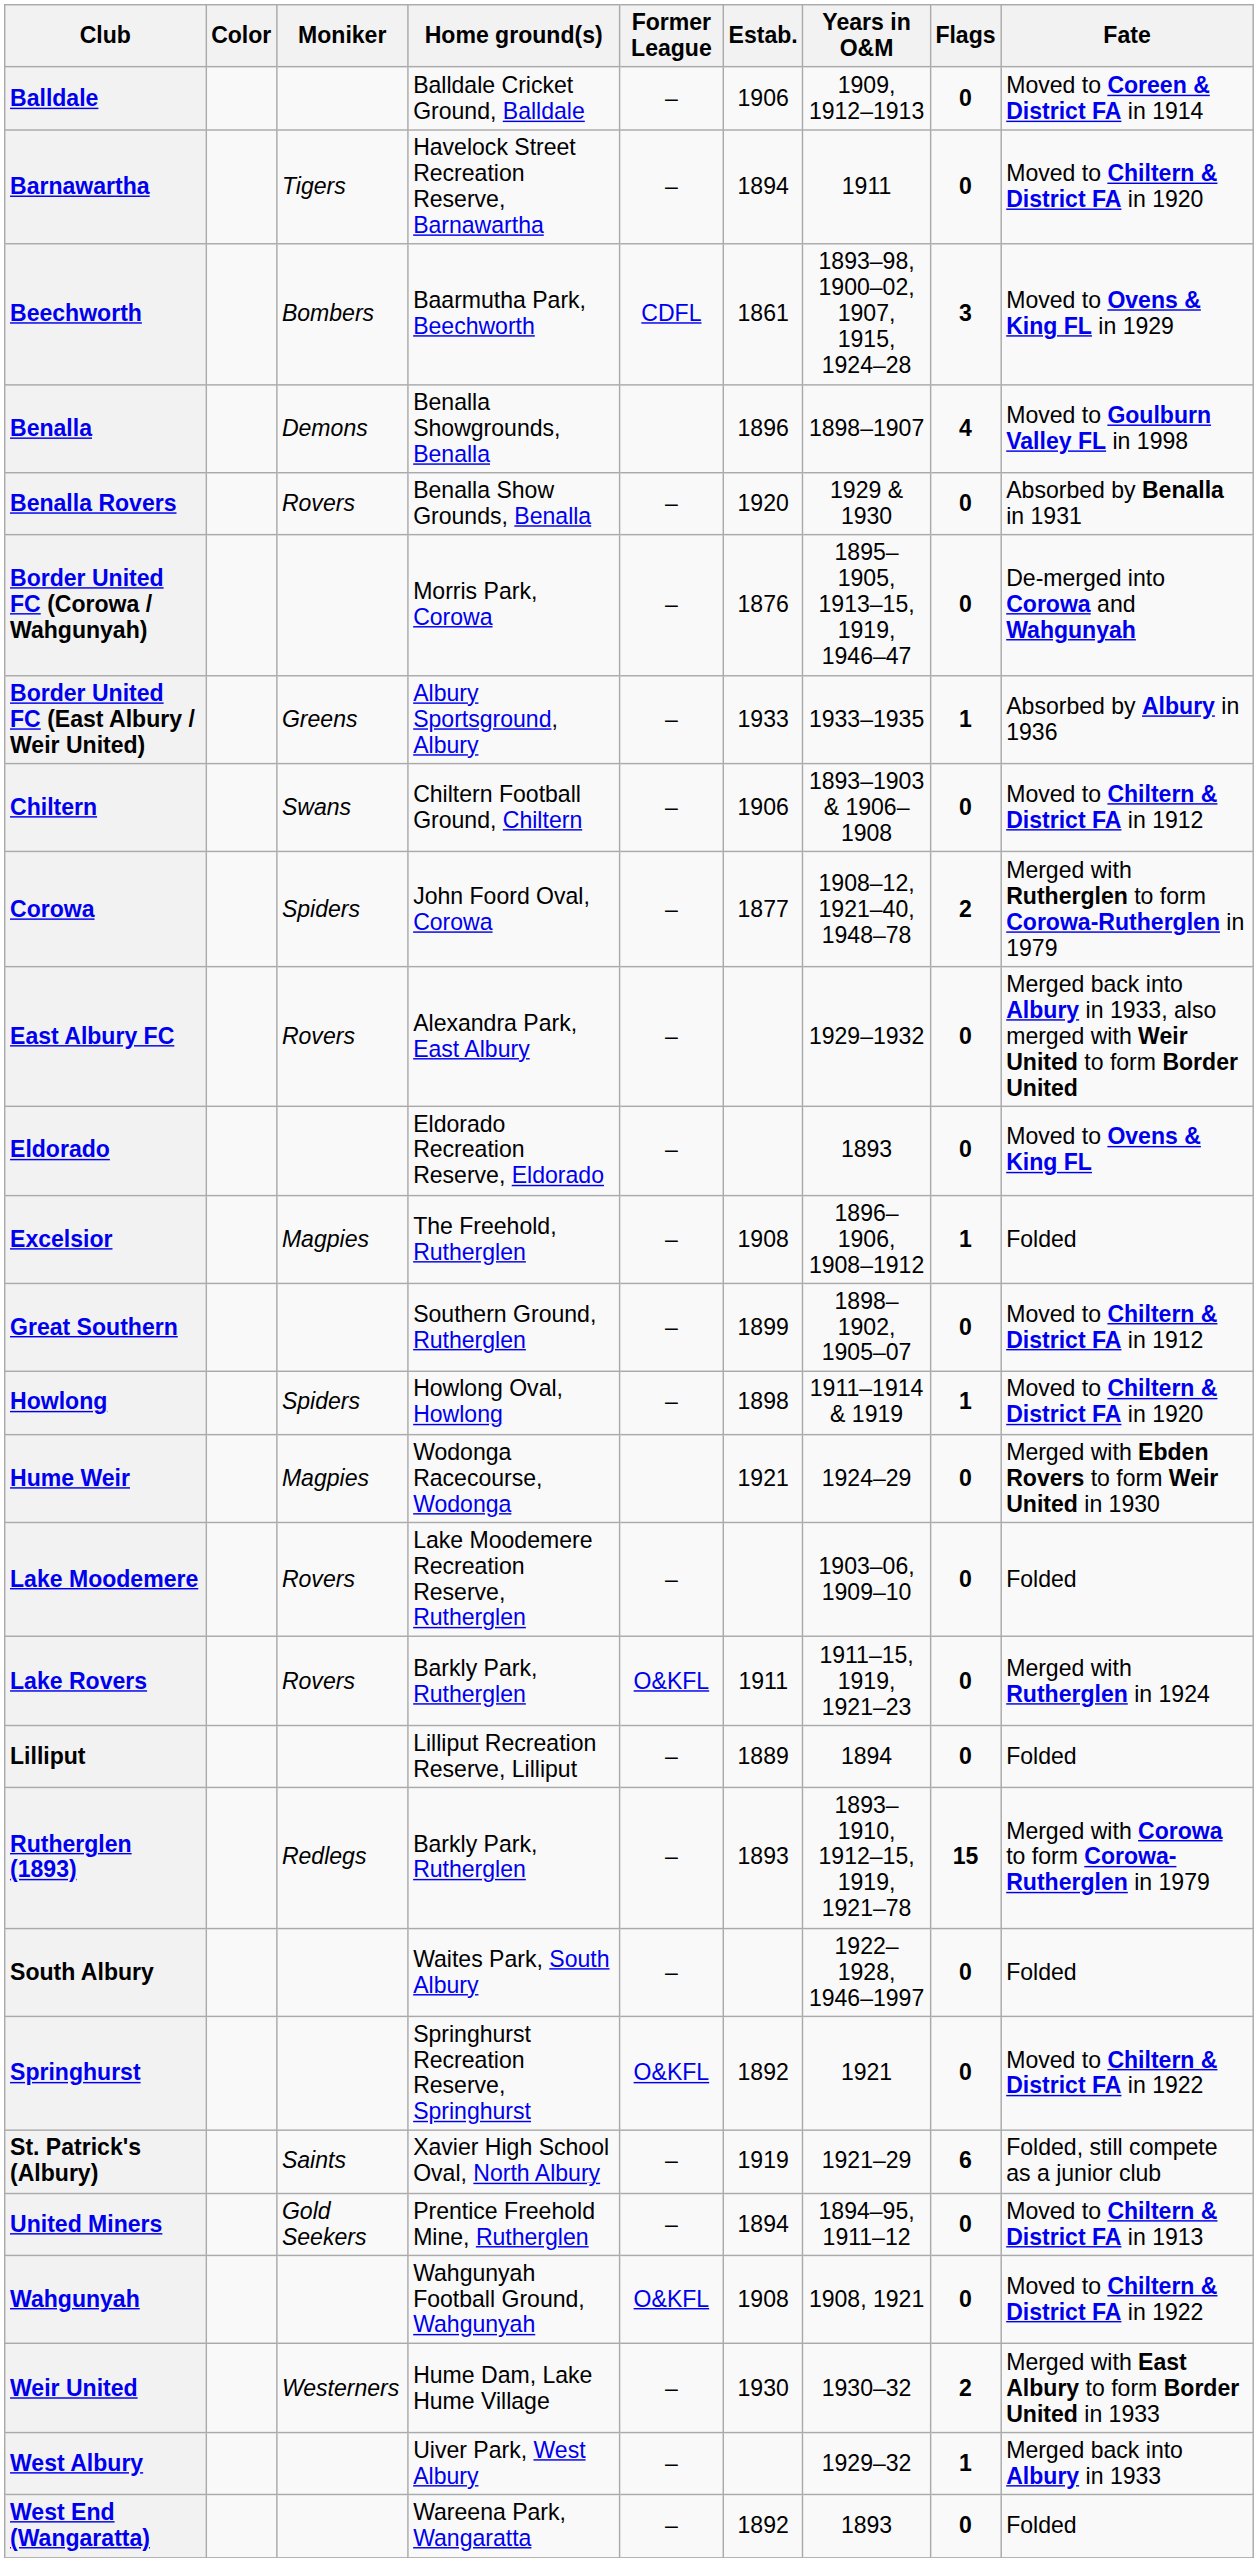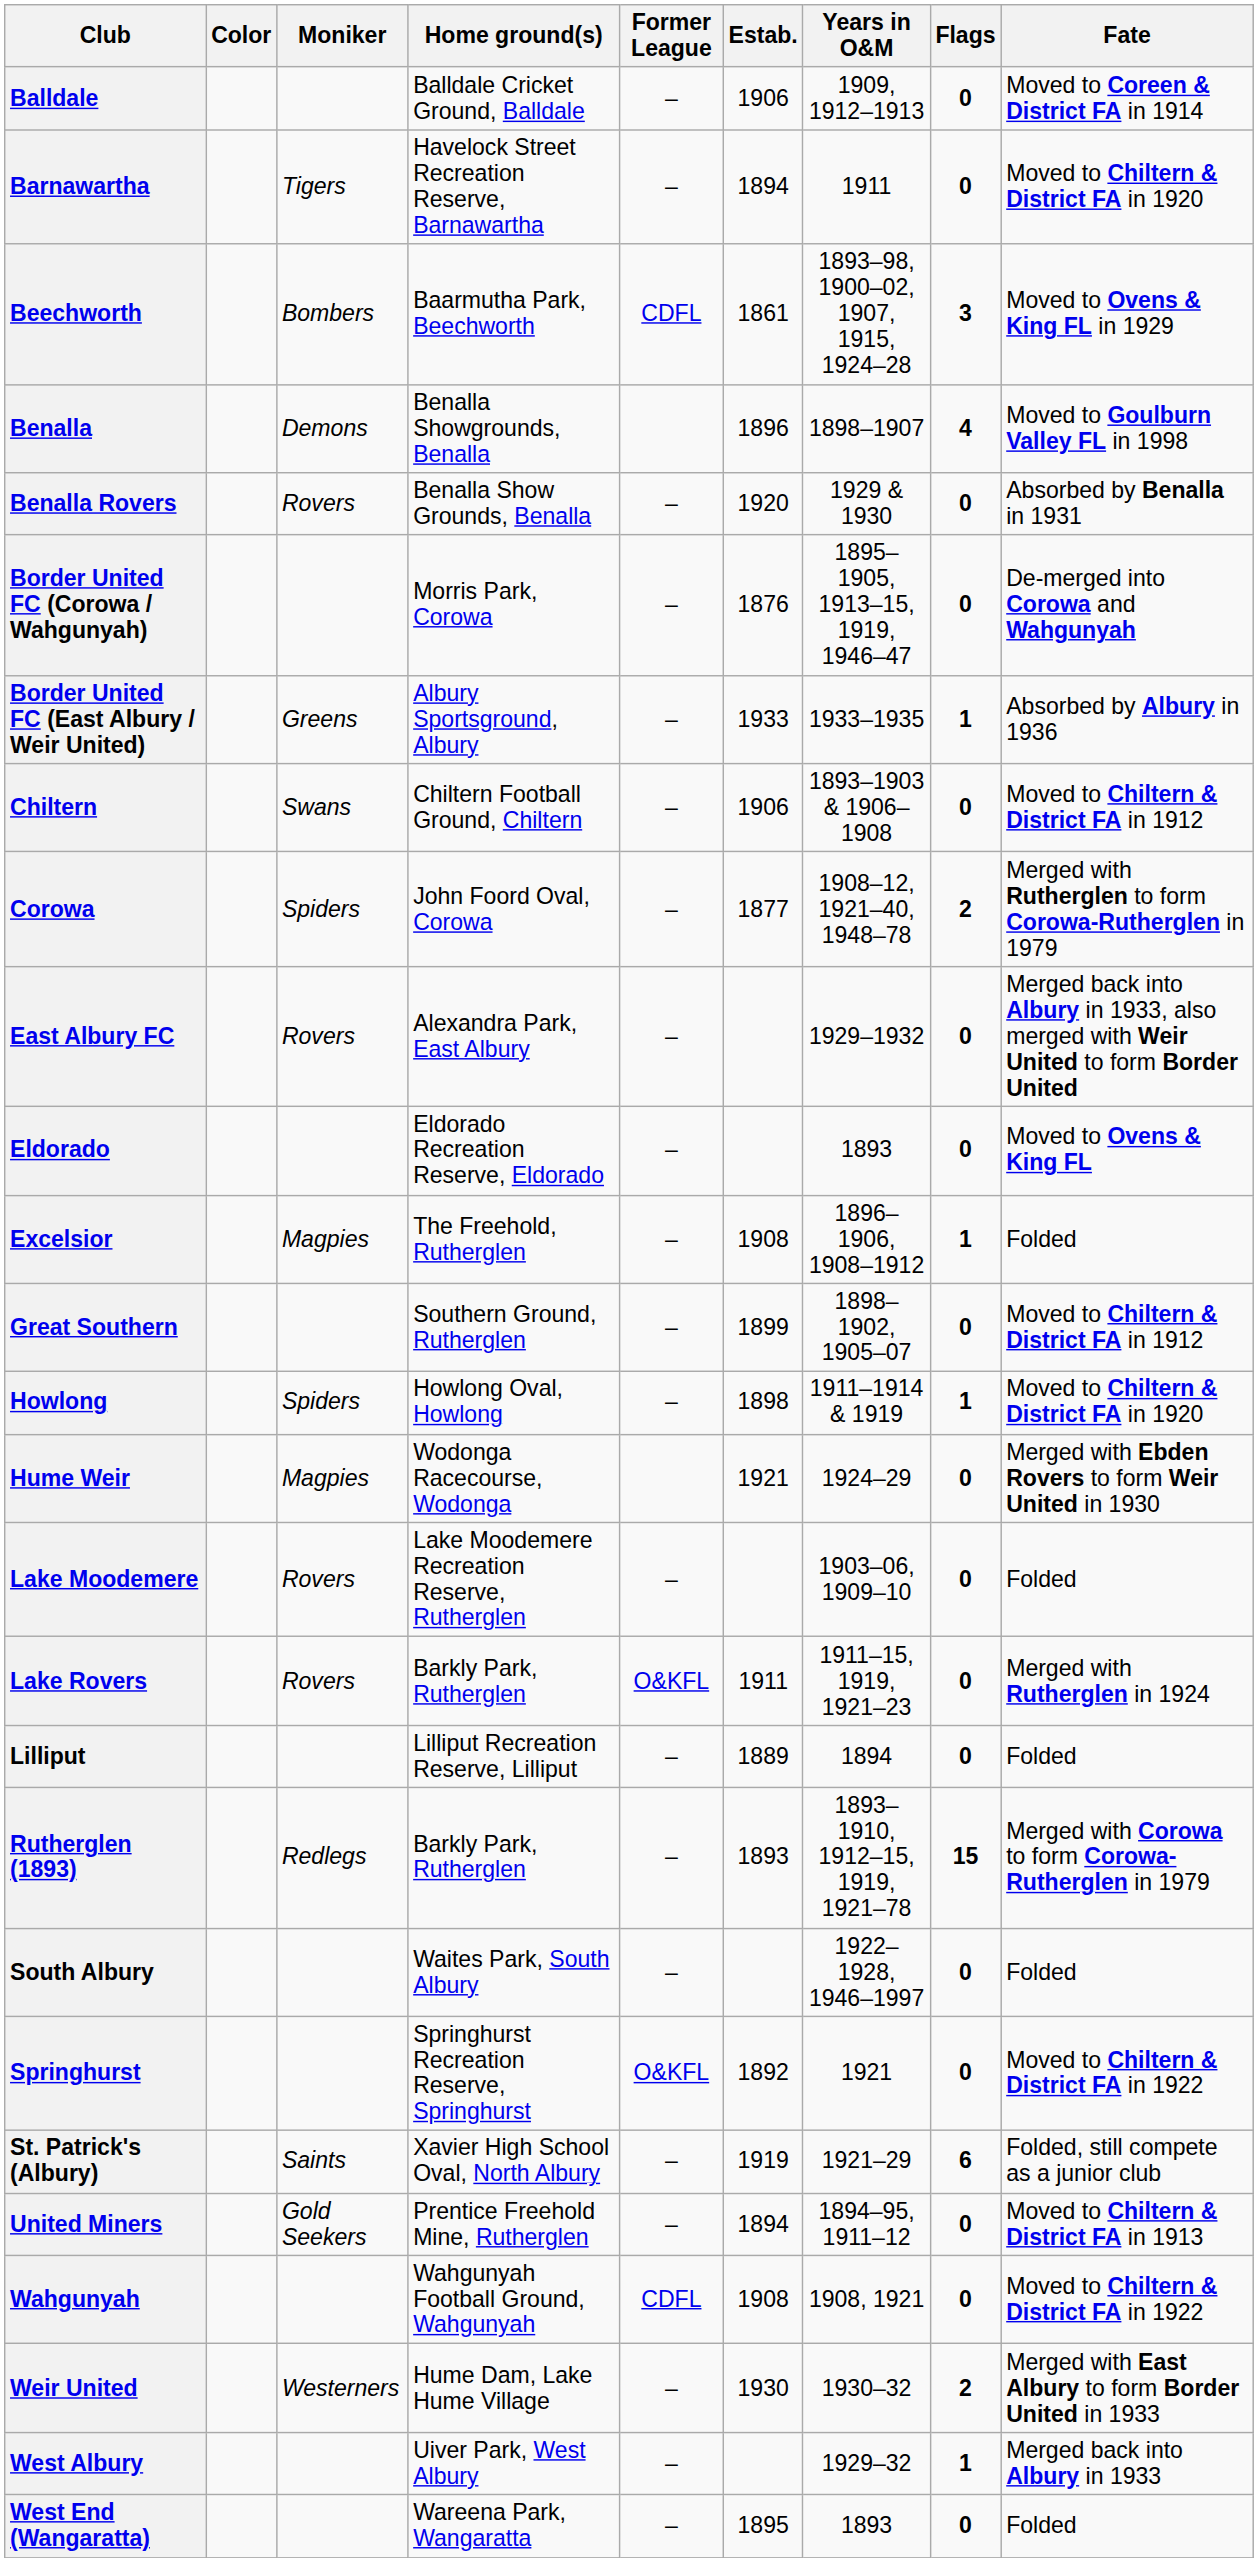(671, 2299) O&KFL -> (671, 2299) CDFL
(763, 2525) 1892 -> (763, 2525) 1895
